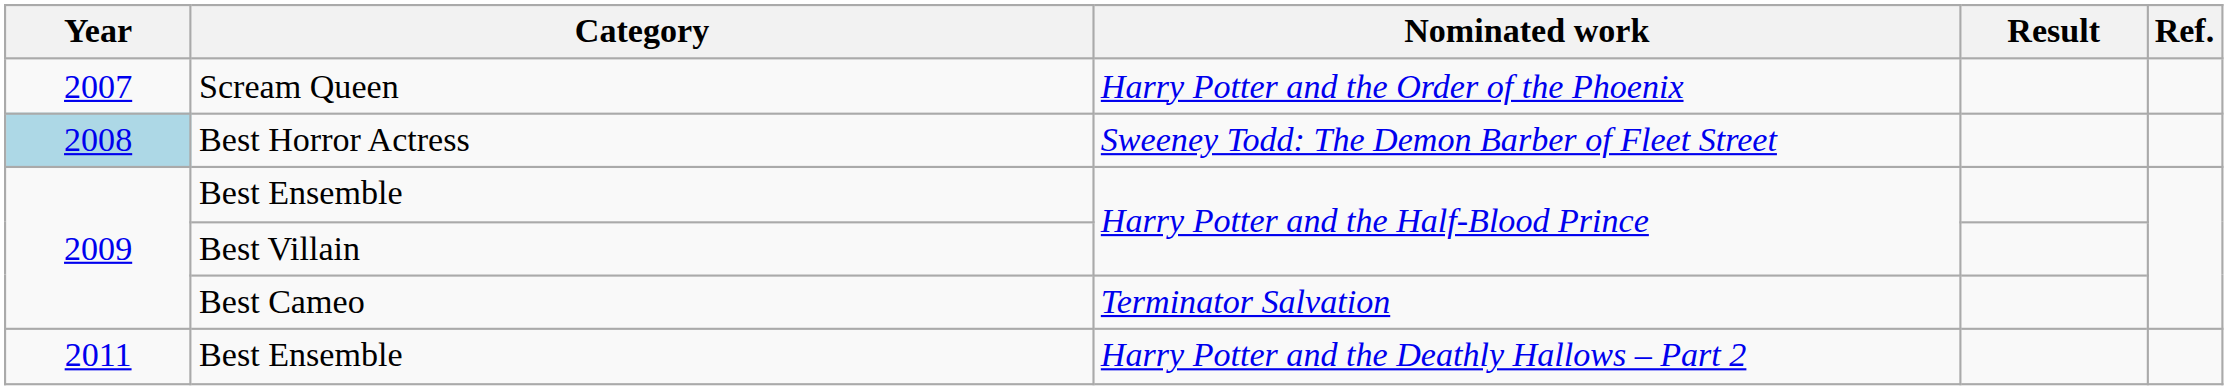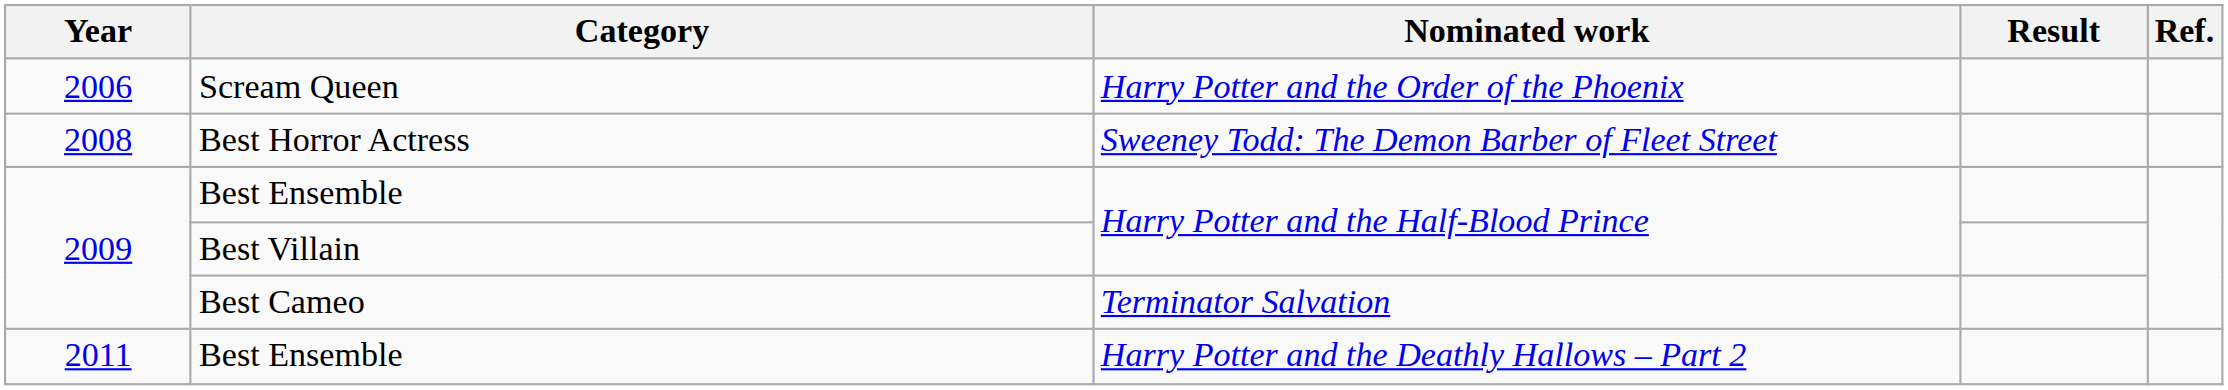(98, 85) 2007 -> (98, 85) 2006
(98, 139) lightblue background -> (98, 139) no background
